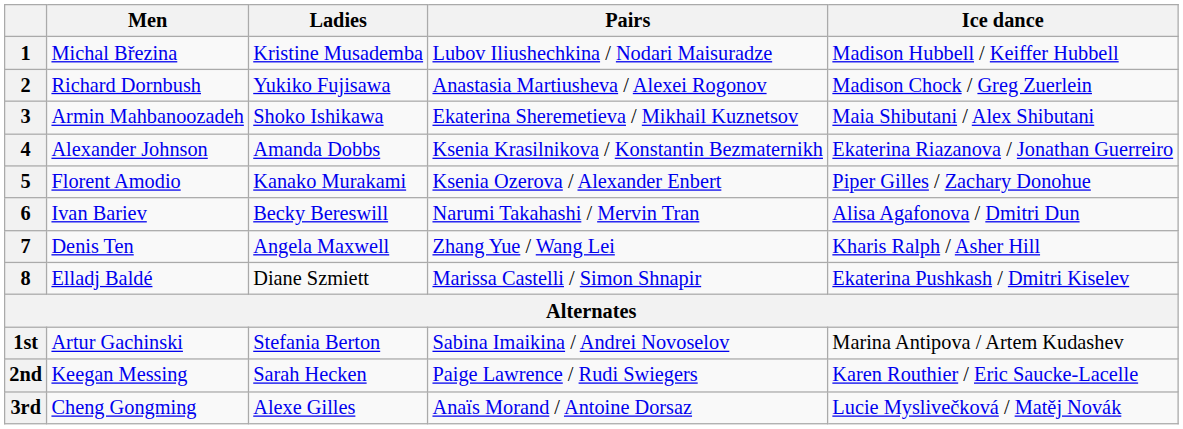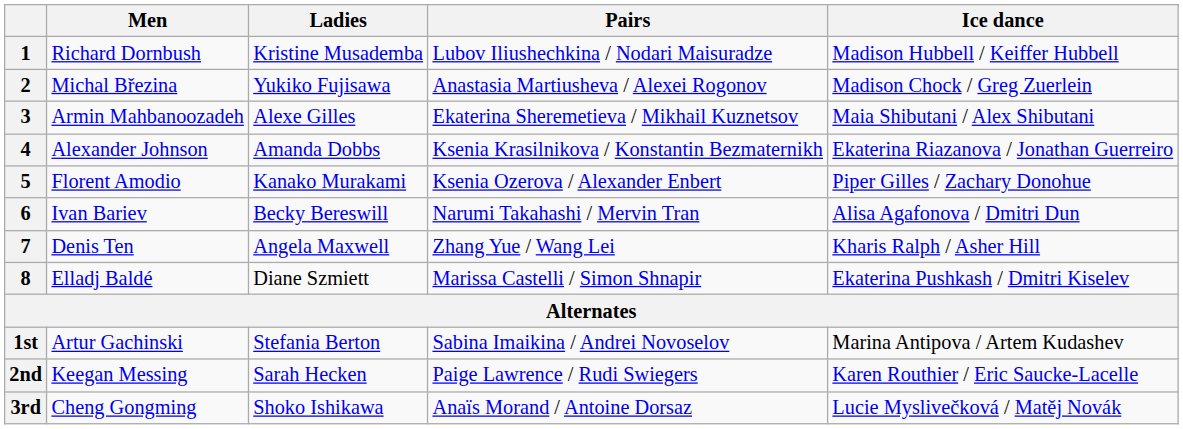(114, 52) Michal Březina -> (126, 52) Richard Dornbush
(126, 85) Richard Dornbush -> (114, 85) Michal Březina
(318, 117) Shoko Ishikawa -> (304, 117) Alexe Gilles
(304, 407) Alexe Gilles -> (318, 407) Shoko Ishikawa
